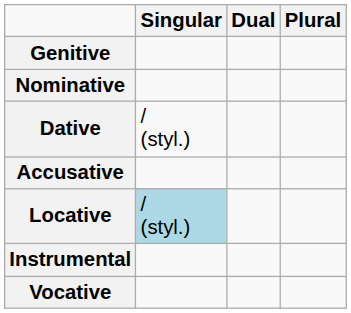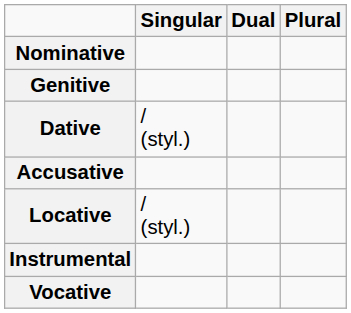rows swapped: (70, 85) <-> (70, 52)
(165, 216) lightblue background -> (165, 216) no background
